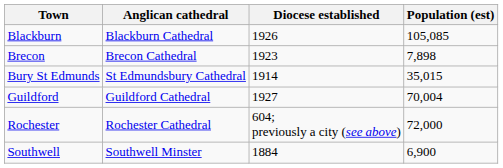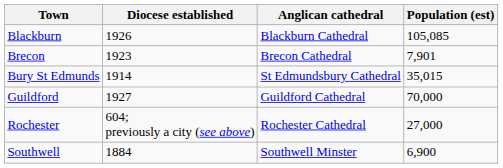columns swapped: (176, 14) <-> (326, 14)
(421, 55) 7,898 -> (421, 55) 7,901
(425, 96) 70,004 -> (425, 96) 70,000
(425, 124) 72,000 -> (425, 124) 27,000
